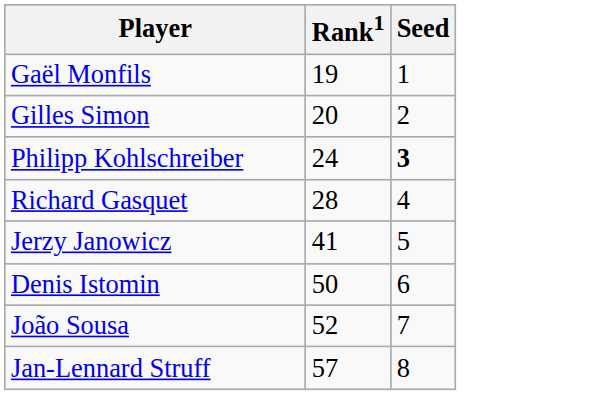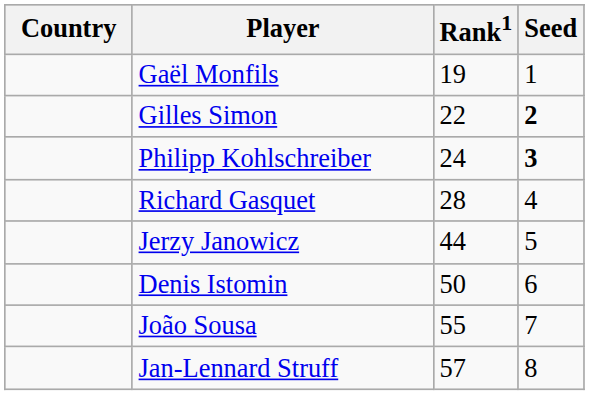+ column: (69, 28)
(325, 116) 20 -> (453, 116) 22
(403, 116) normal -> (531, 116) bold
(325, 241) 41 -> (453, 241) 44
(325, 325) 52 -> (453, 325) 55
